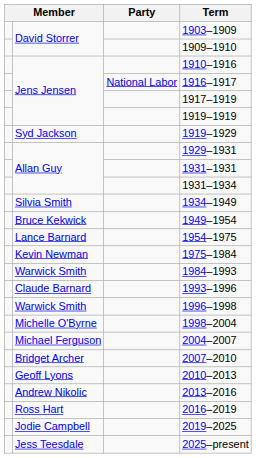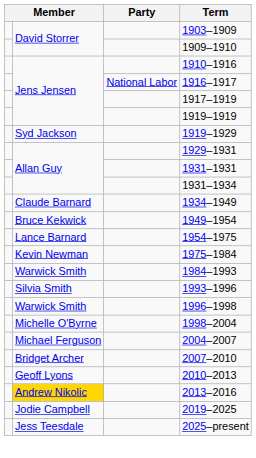(43, 202) Silvia Smith -> (53, 202) Claude Barnard
(53, 289) Claude Barnard -> (43, 289) Silvia Smith
(51, 392) no background -> (51, 392) gold background
- row: (209, 409)
